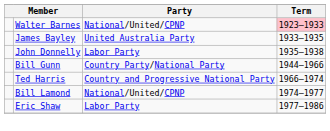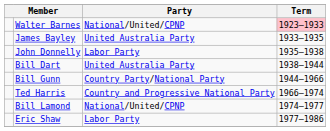+ row: (38, 65)
